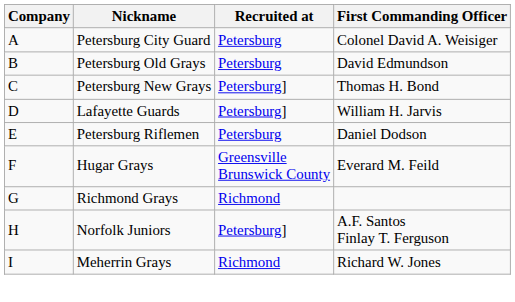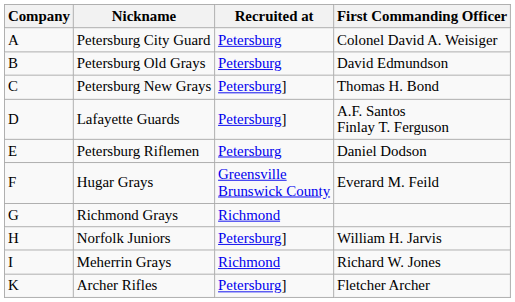(389, 110) William H. Jarvis -> (393, 119) A.F. Santos Finlay T. Ferguson
(393, 230) A.F. Santos Finlay T. Ferguson -> (389, 238) William H. Jarvis
+ row: (117, 285)
